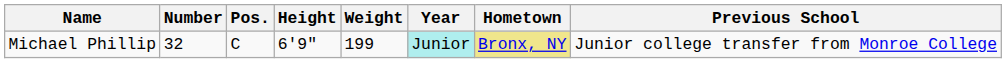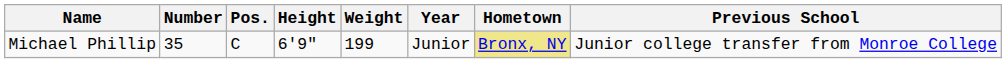(174, 45) 32 -> (174, 45) 35
(441, 45) paleturquoise background -> (441, 45) no background
